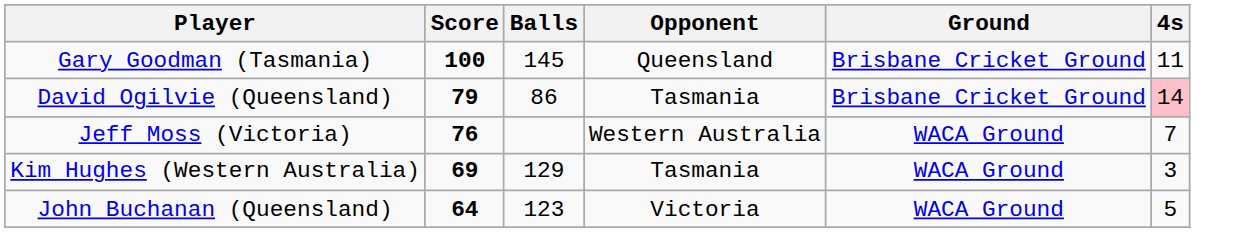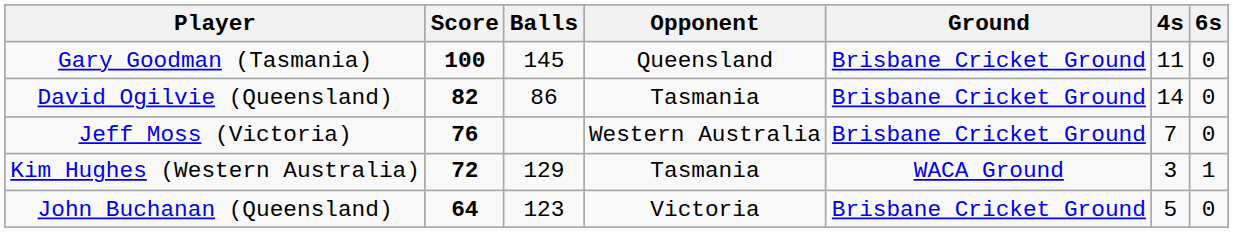+ column: (1208, 23)
(465, 98) 79 -> (465, 98) 82
(1170, 98) pink background -> (1170, 98) no background
(989, 135) WACA Ground -> (989, 135) Brisbane Cricket Ground
(465, 172) 69 -> (465, 172) 72
(989, 209) WACA Ground -> (989, 209) Brisbane Cricket Ground
